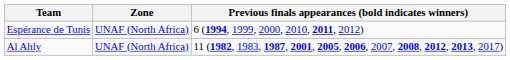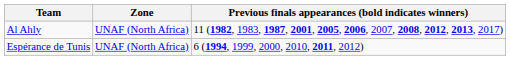rows swapped: (24, 47) <-> (48, 30)
